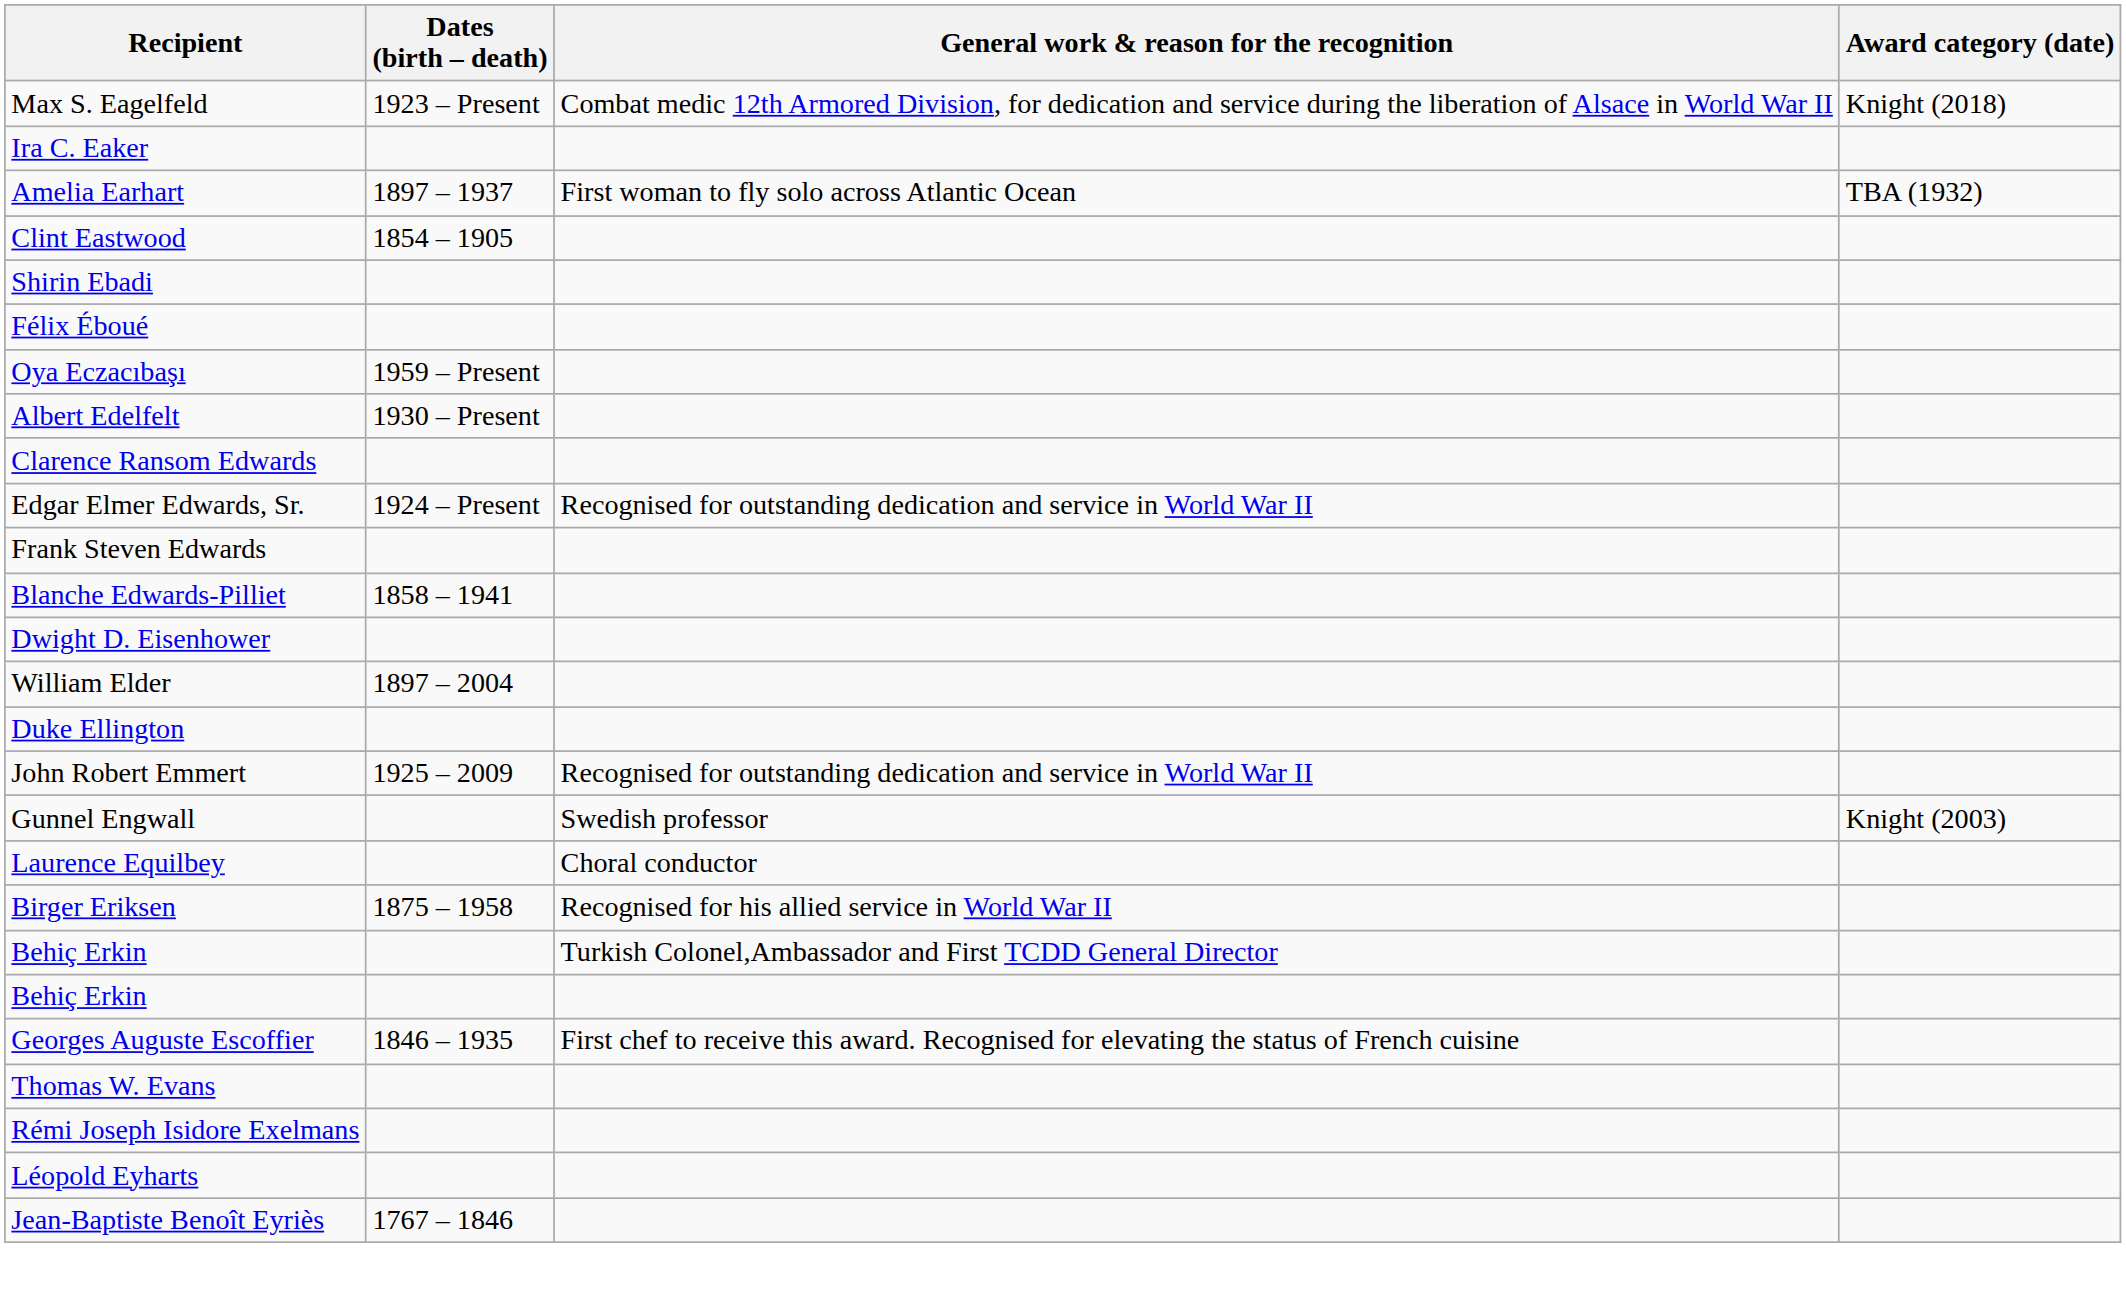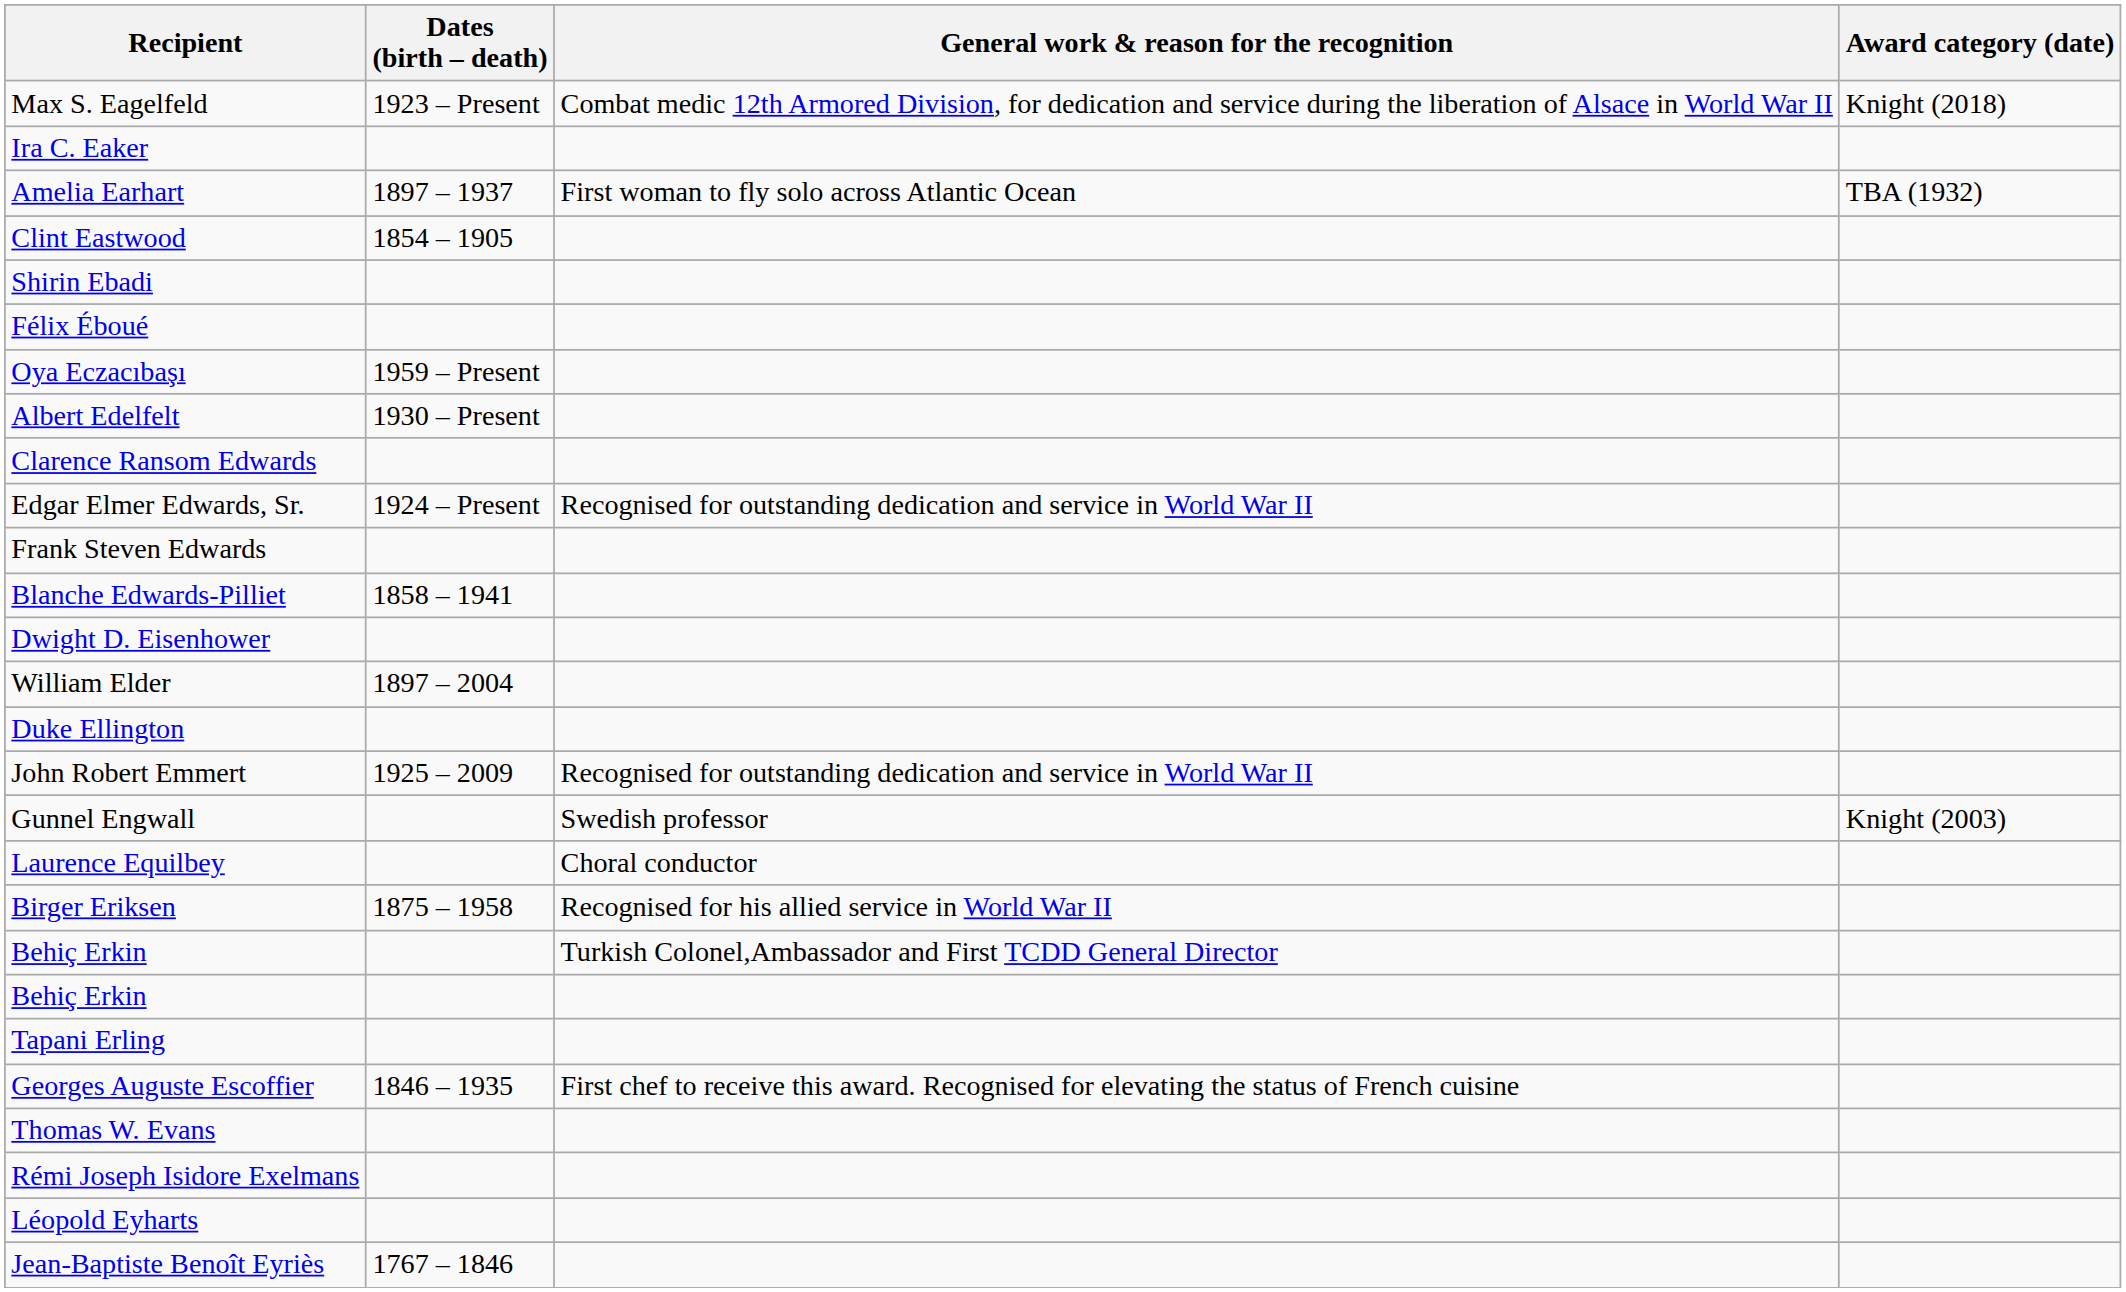+ row: (88, 1041)
